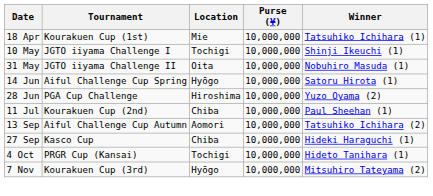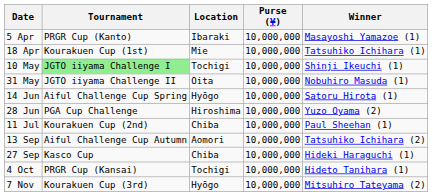+ row: (20, 37)
(107, 52) no background -> (107, 67) lightgreen background
